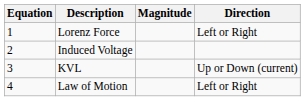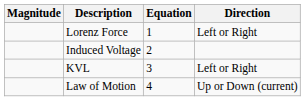columns swapped: (30, 13) <-> (165, 13)
(247, 68) Up or Down (current) -> (227, 68) Left or Right
(227, 86) Left or Right -> (247, 86) Up or Down (current)
